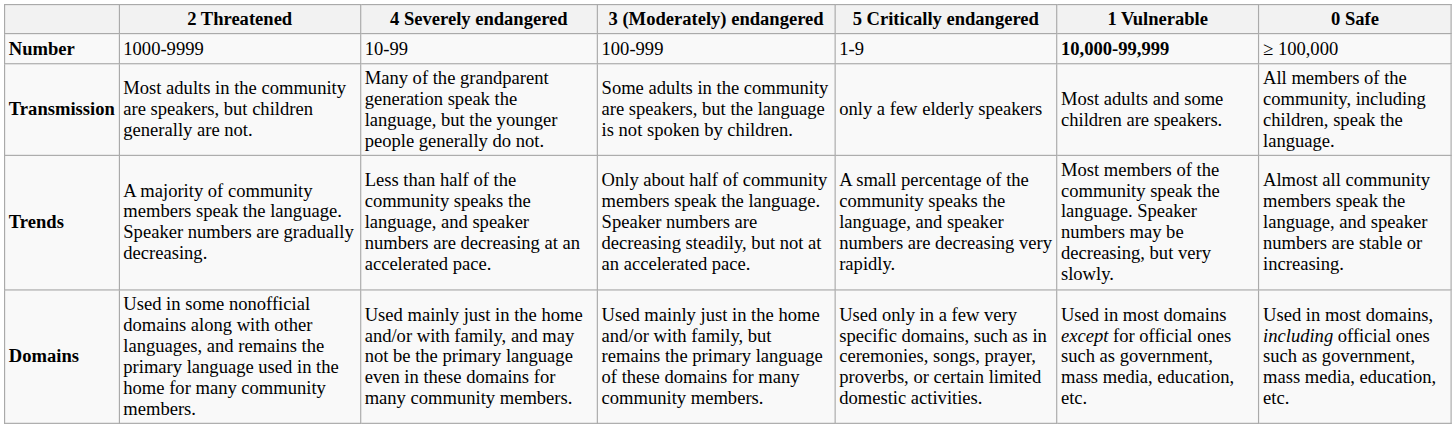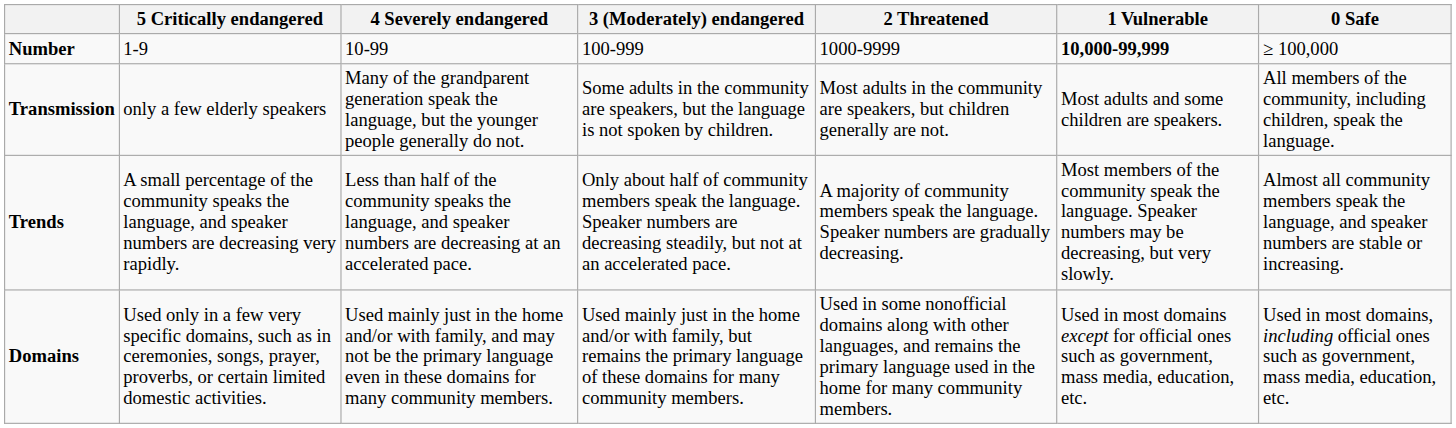columns swapped: (946, 19) <-> (240, 19)
